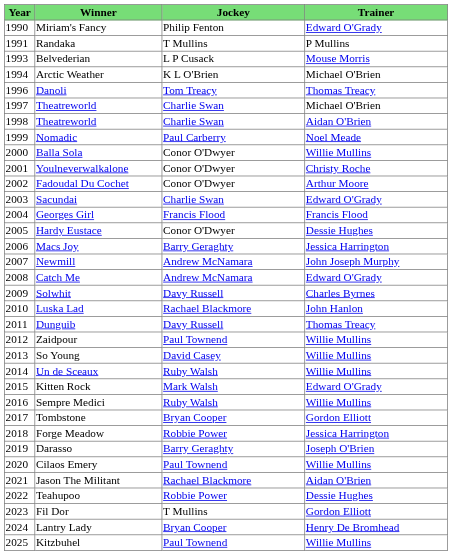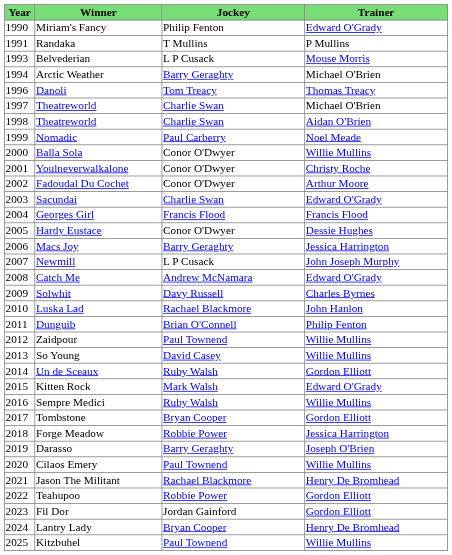(191, 74) K L O'Brien -> (198, 74) Barry Geraghty
(208, 261) Andrew McNamara -> (189, 261) L P Cusack
(193, 324) Davy Russell -> (200, 324) Brian O'Connell
(341, 324) Thomas Treacy -> (336, 324) Philip Fenton
(339, 371) Willie Mullins -> (338, 371) Gordon Elliott
(339, 480) Aidan O'Brien -> (353, 480) Henry De Bromhead
(339, 495) Dessie Hughes -> (338, 495) Gordon Elliott
(185, 511) T Mullins -> (200, 511) Jordan Gainford
